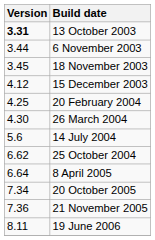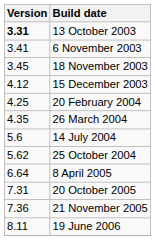(18, 48) 3.44 -> (18, 48) 3.41
(18, 119) 4.30 -> (18, 119) 4.35
(18, 155) 6.62 -> (18, 155) 5.62
(18, 191) 7.34 -> (18, 191) 7.31
